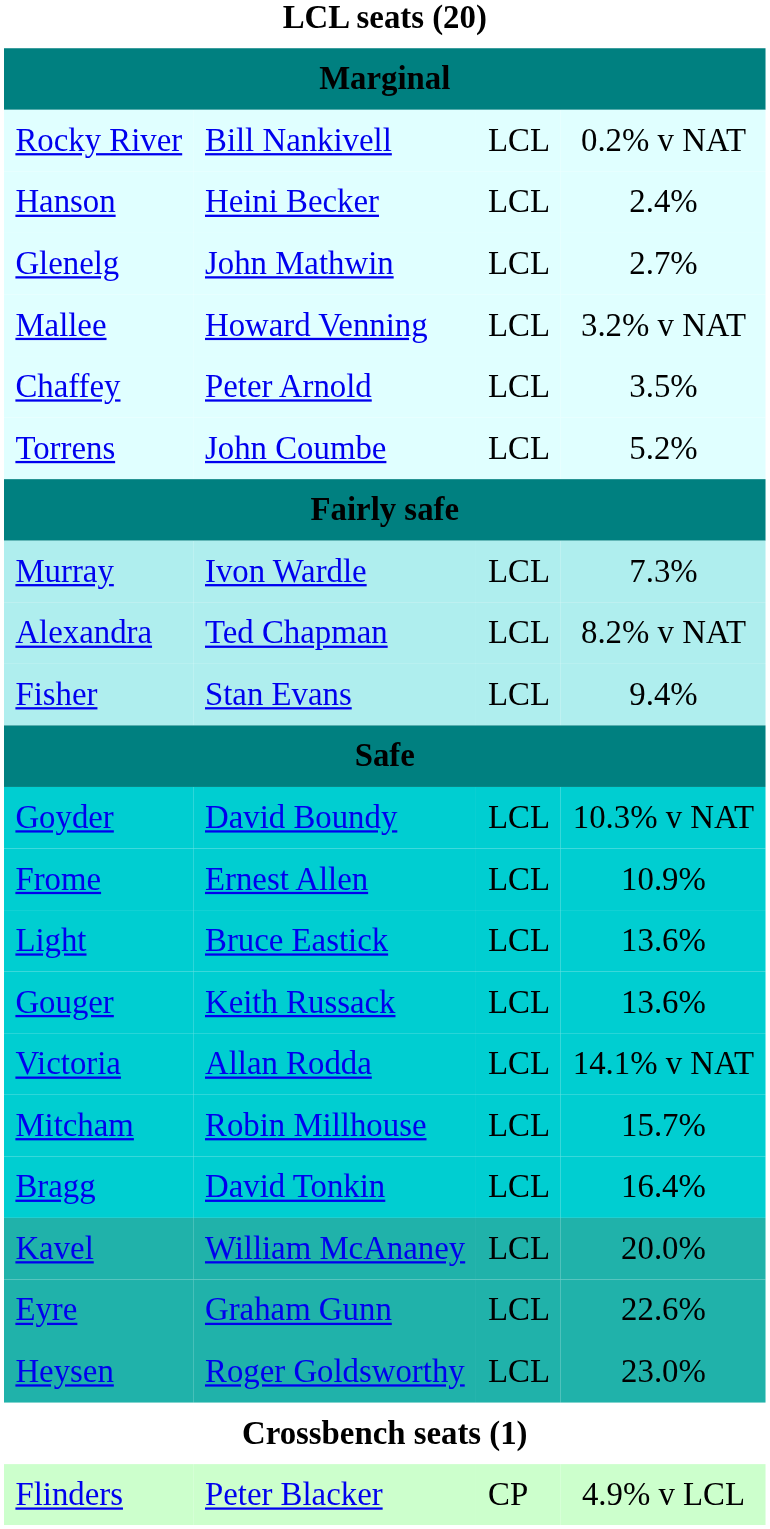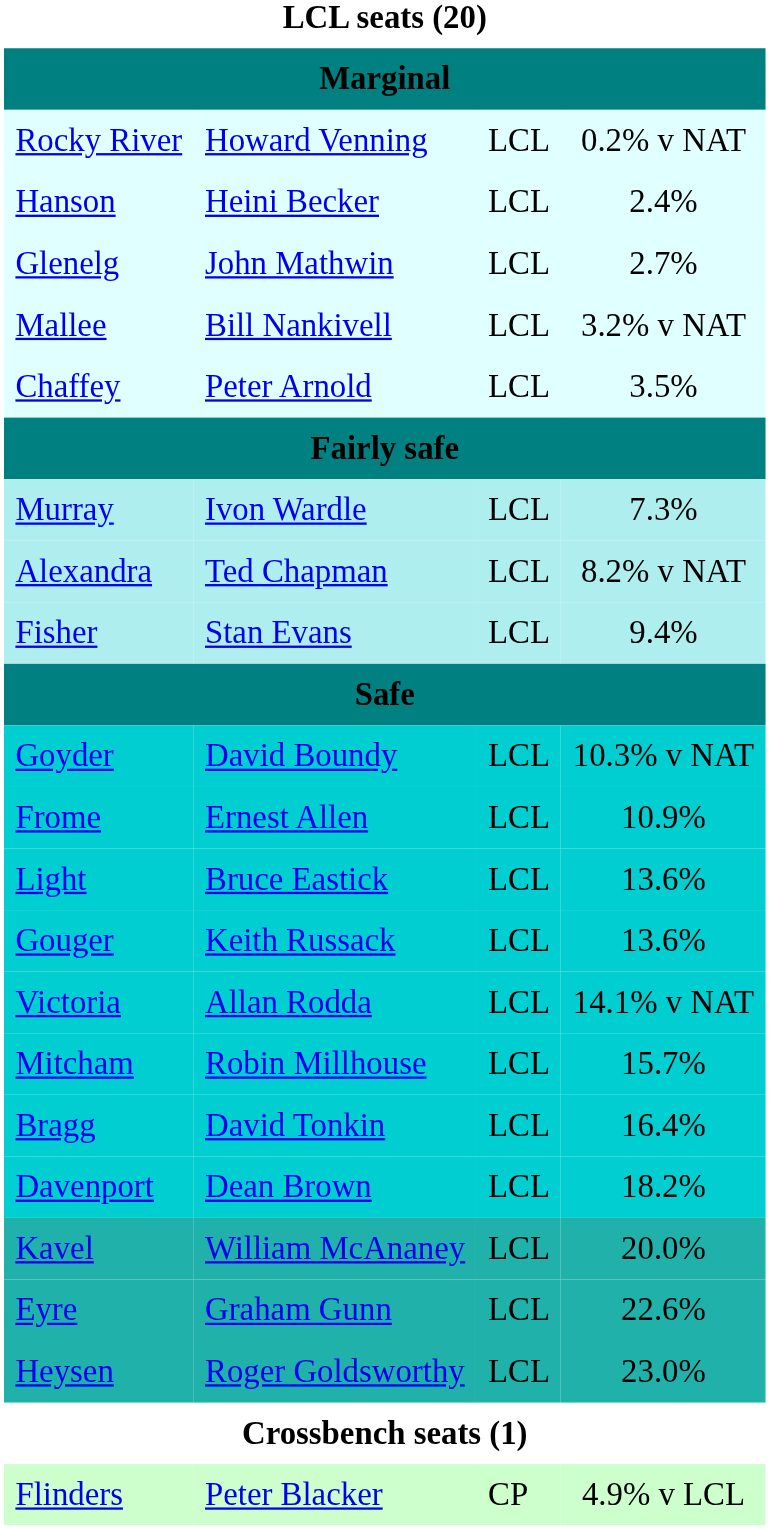(298, 139) Bill Nankivell -> (316, 139) Howard Venning
(316, 324) Howard Venning -> (298, 324) Bill Nankivell
- row: (65, 447)
+ row: (85, 1185)
